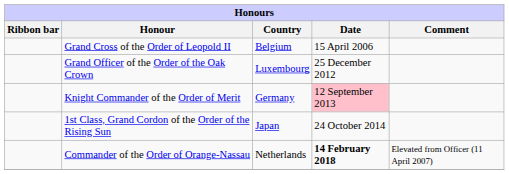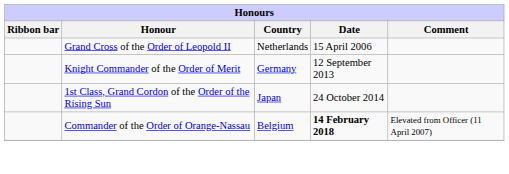(273, 46) Belgium -> (283, 46) Netherlands
- row: (145, 69)
(344, 97) pink background -> (342, 69) no background
(281, 154) Netherlands -> (275, 126) Belgium
